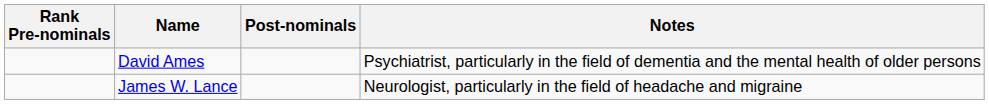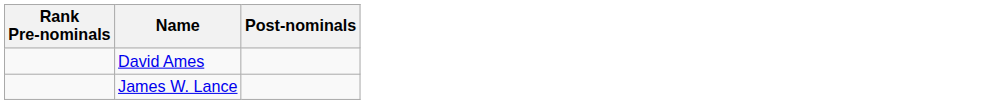- column: (672, 26)
